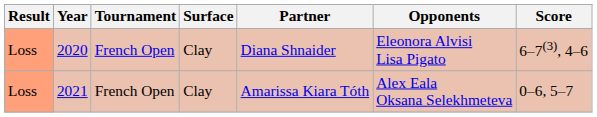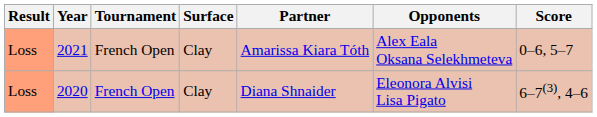rows swapped: (72, 49) <-> (72, 91)
